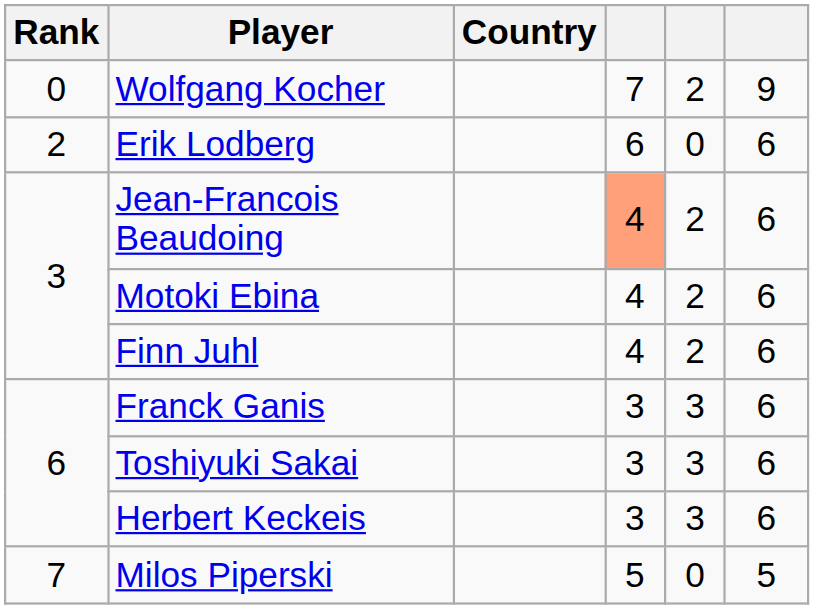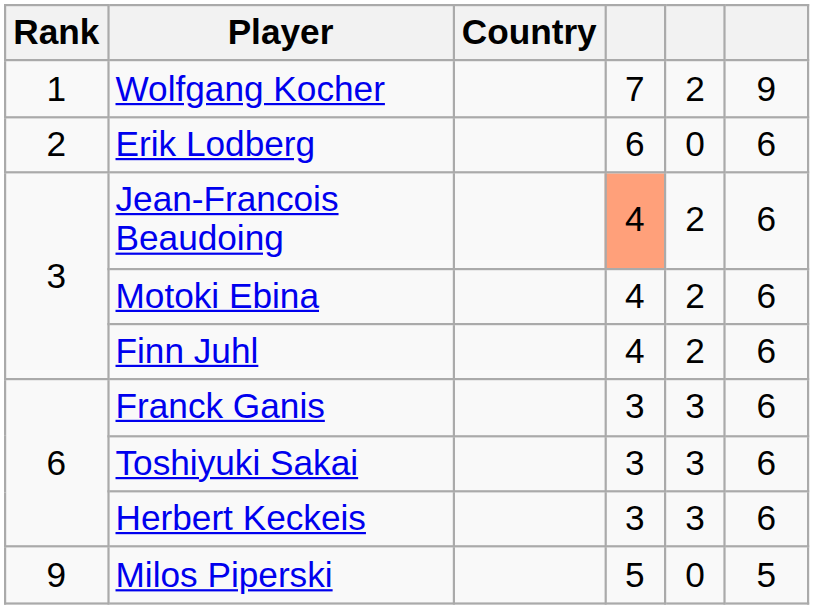(56, 88) 0 -> (56, 88) 1
(56, 574) 7 -> (56, 574) 9
